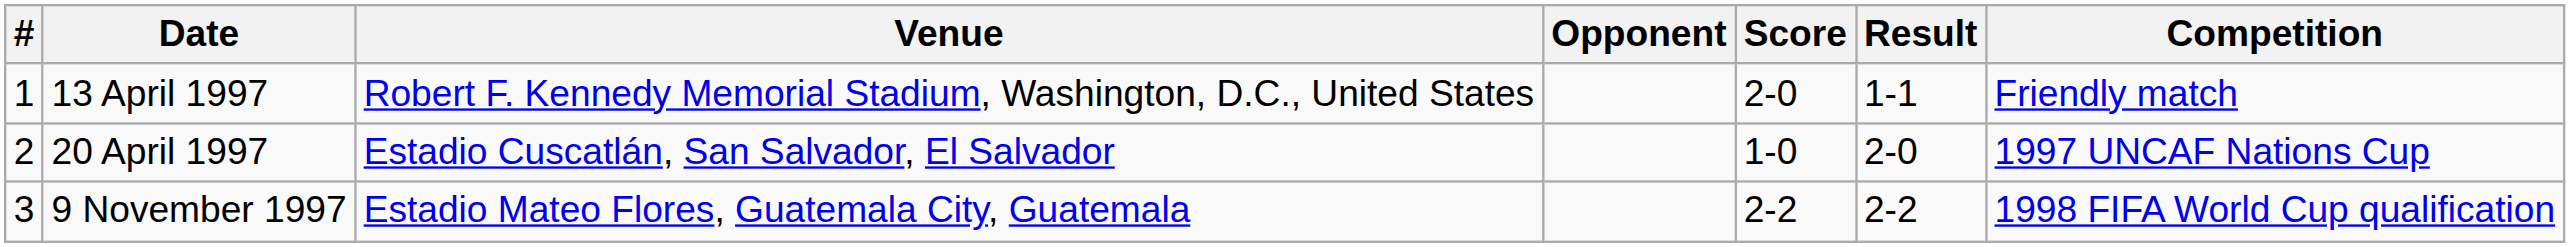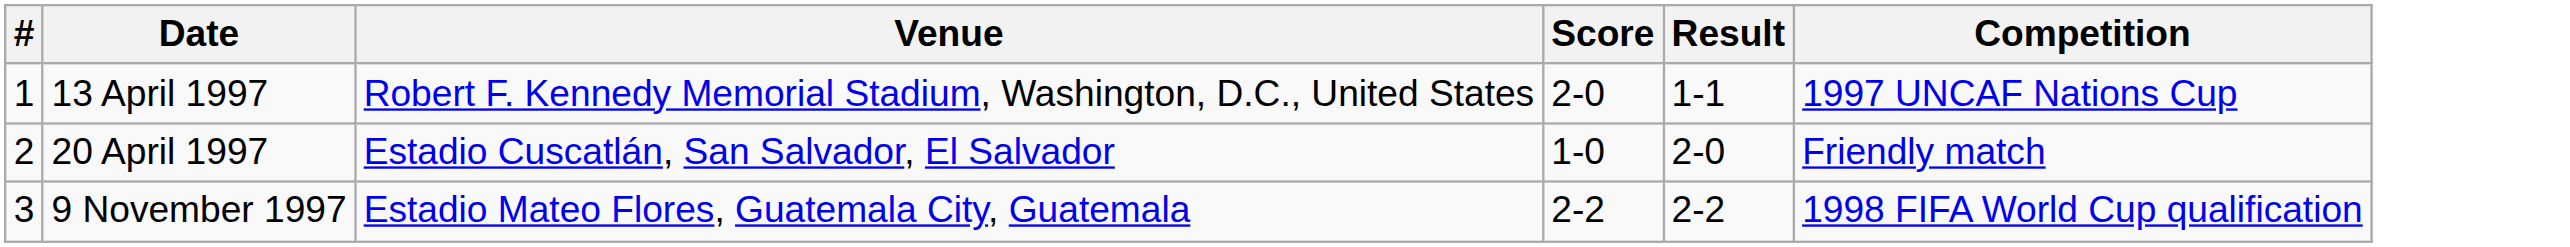- column: (1639, 33)
(2116, 92) Friendly match -> (2020, 92) 1997 UNCAF Nations Cup
(2212, 151) 1997 UNCAF Nations Cup -> (1924, 151) Friendly match
